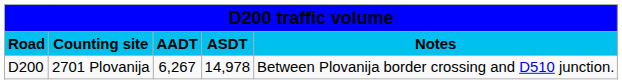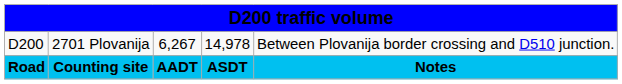rows swapped: (26, 43) <-> (26, 67)
